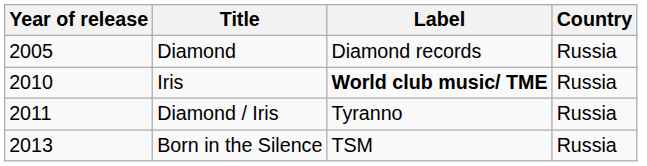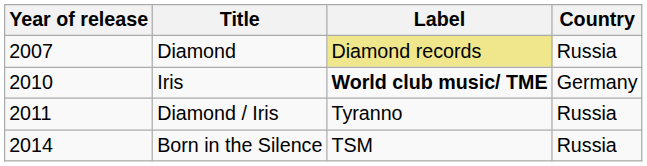(31, 51) 2005 -> (31, 51) 2007
(406, 51) no background -> (406, 51) khaki background
(587, 82) Russia -> (597, 82) Germany
(31, 144) 2013 -> (31, 144) 2014
